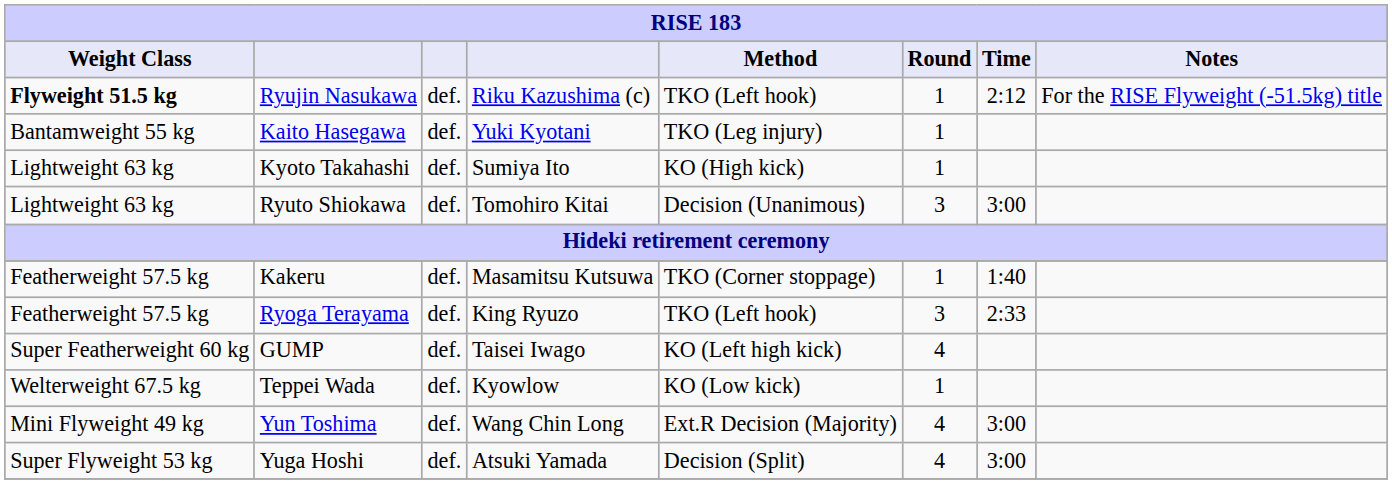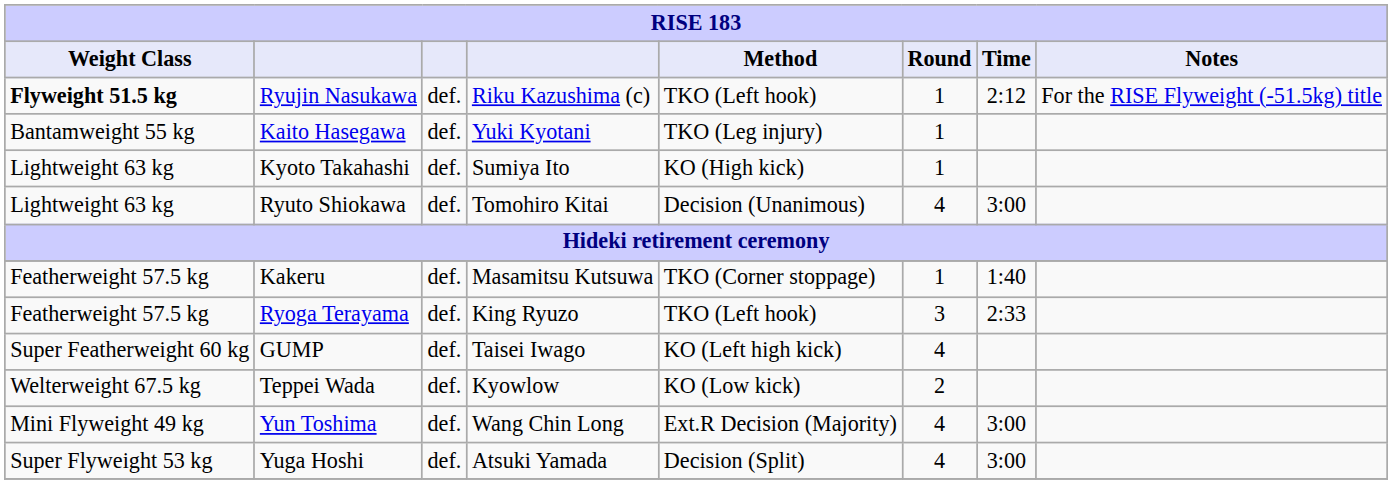(939, 205) 3 -> (939, 205) 4
(939, 387) 1 -> (939, 387) 2
